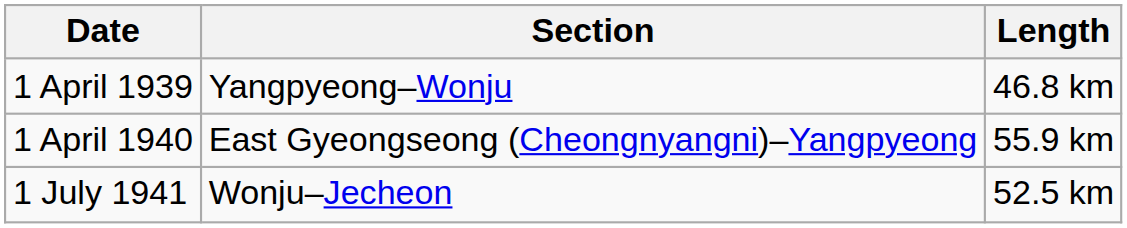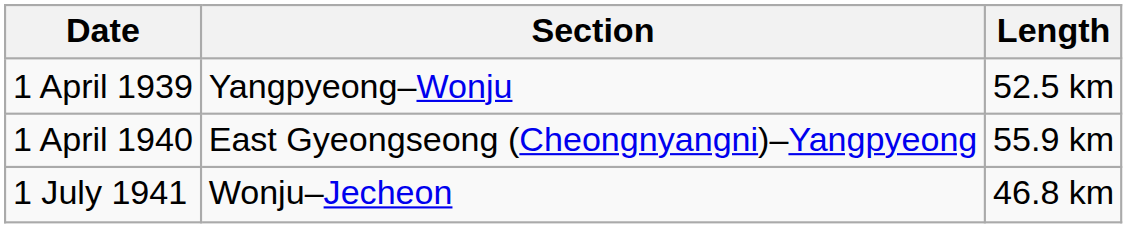(1054, 85) 46.8 km -> (1054, 85) 52.5 km
(1054, 193) 52.5 km -> (1054, 193) 46.8 km
